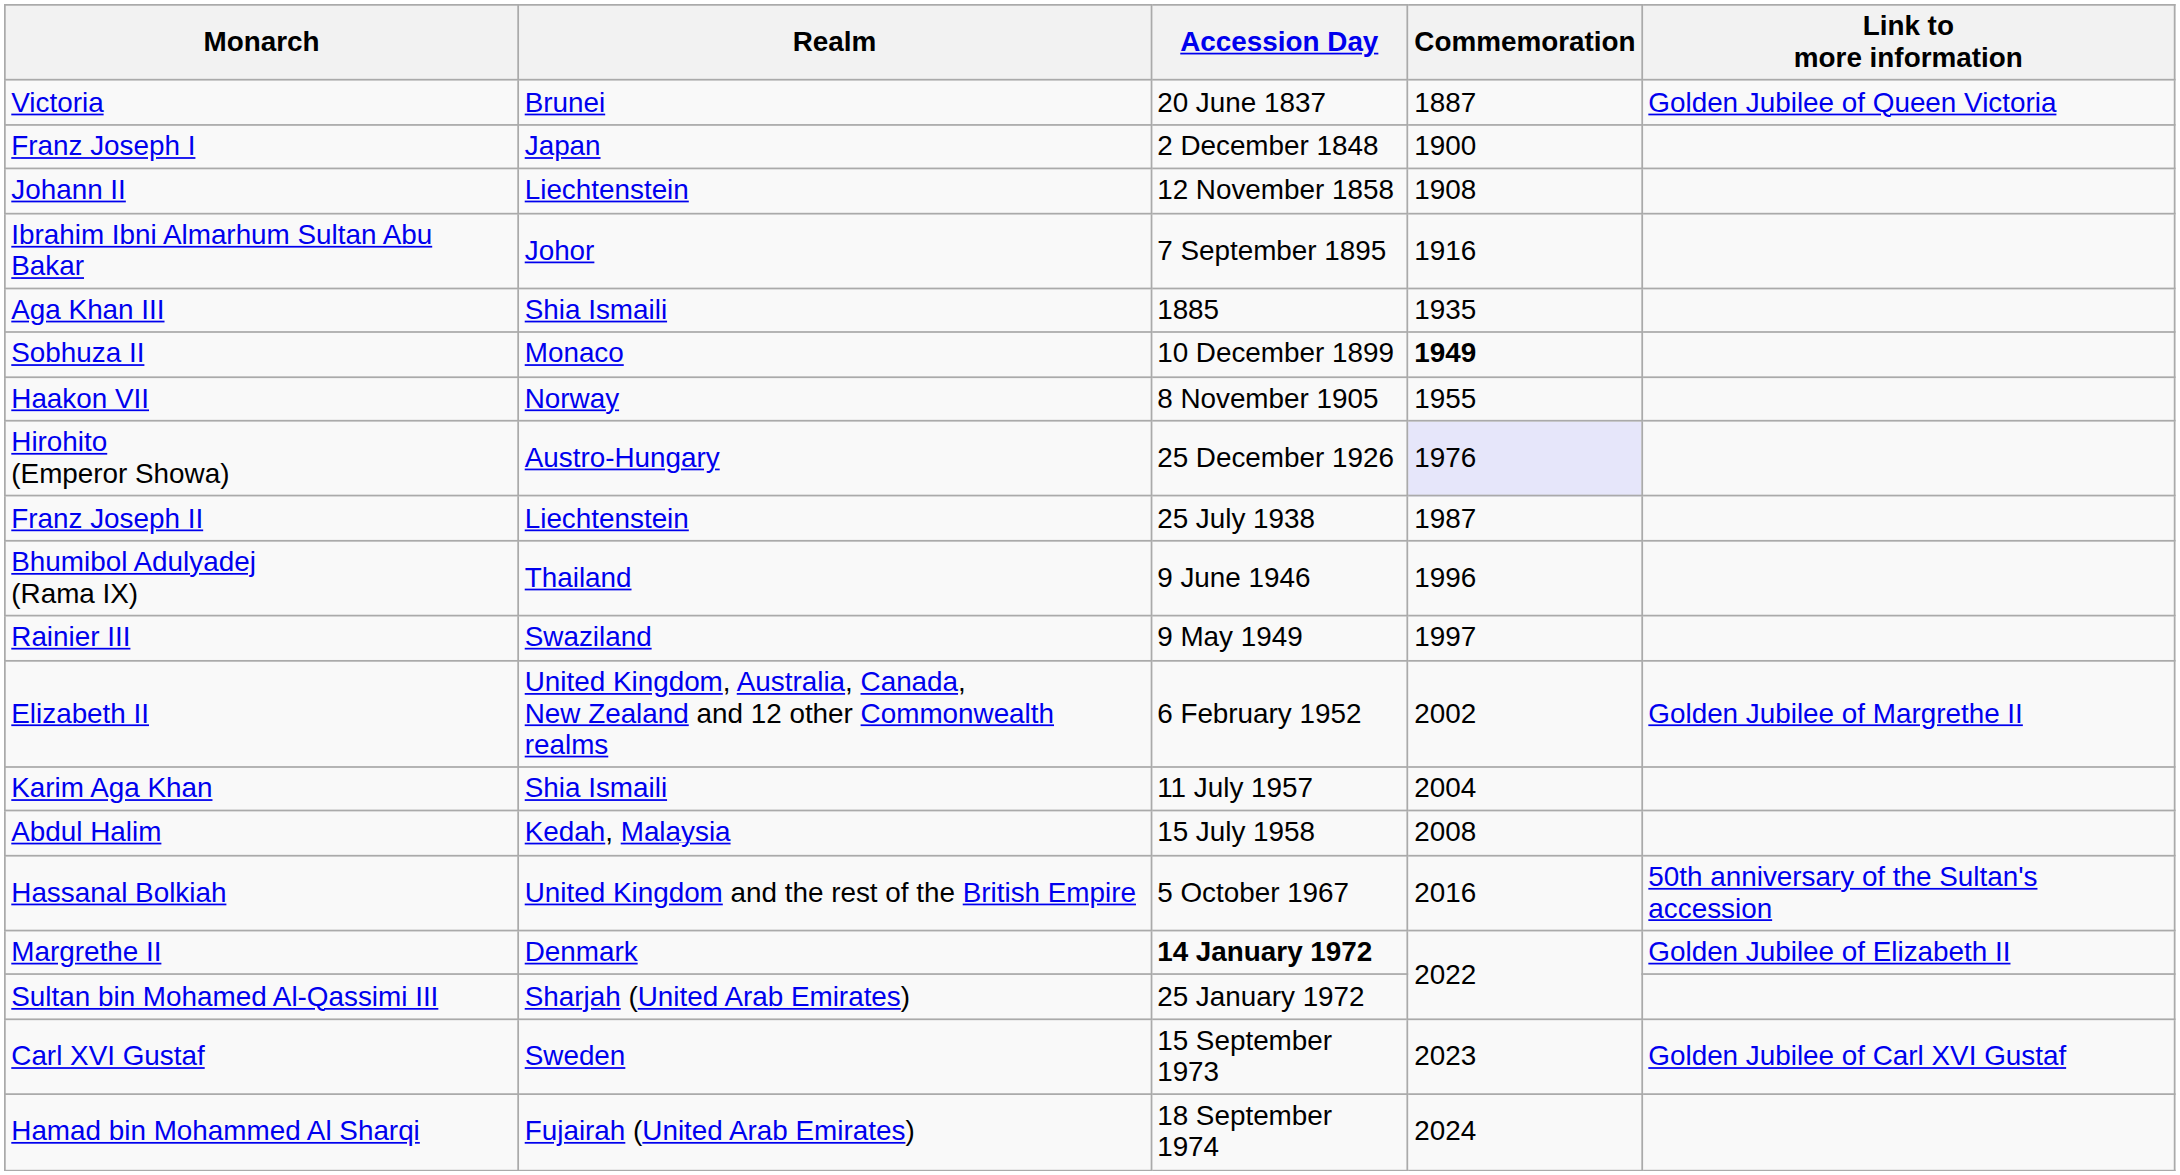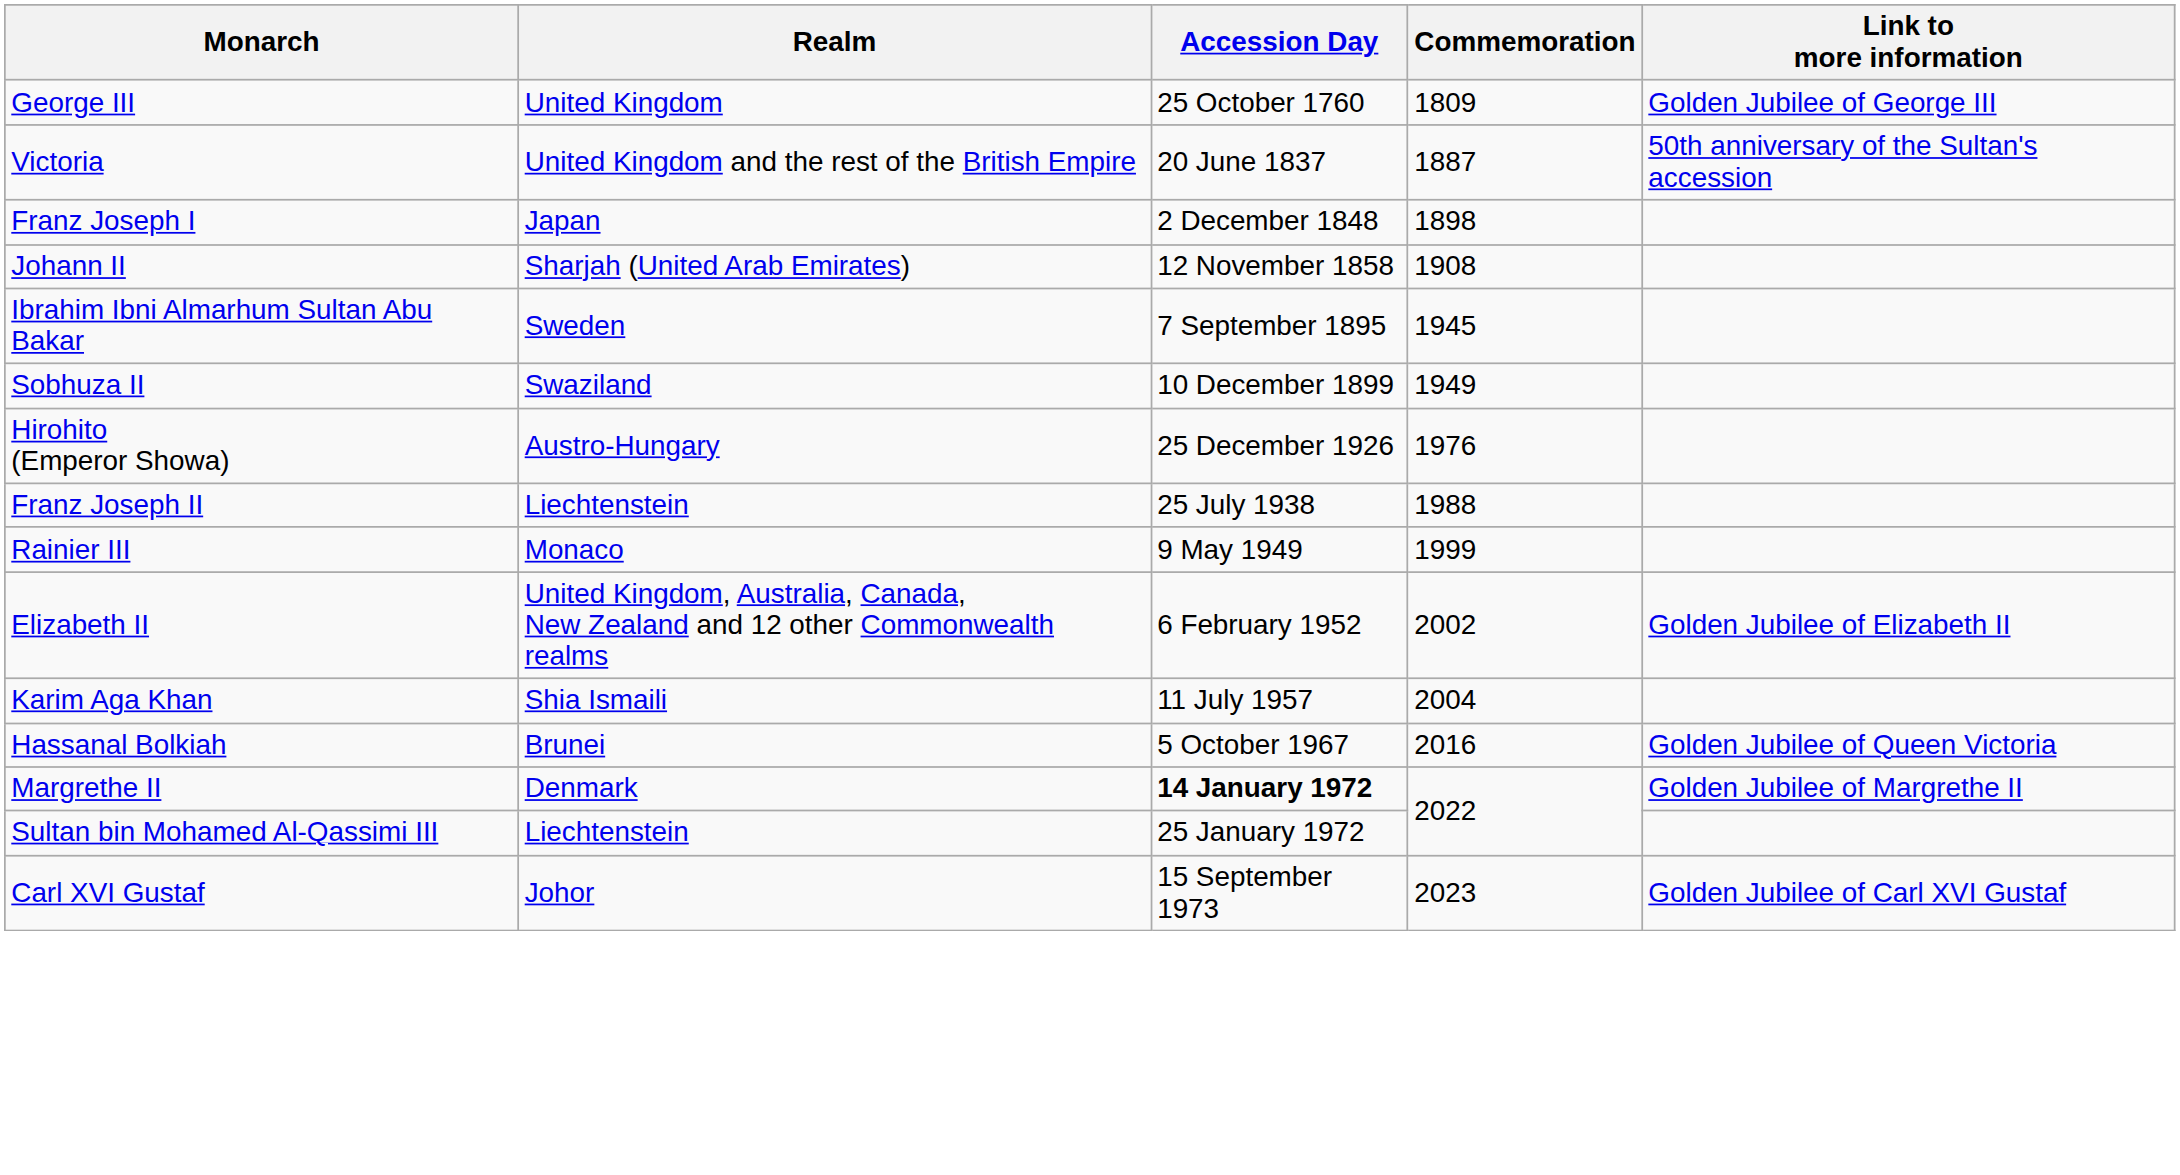+ row: (73, 102)
(565, 102) Brunei -> (830, 161) United Kingdom and the rest of the British Empire
(1852, 102) Golden Jubilee of Queen Victoria -> (1843, 161) 50th anniversary of the Sultan's accession
(1445, 146) 1900 -> (1445, 221) 1898
(607, 190) Liechtenstein -> (717, 265) Sharjah (United Arab Emirates)
(560, 250) Johor -> (575, 325) Sweden
(1445, 250) 1916 -> (1445, 325) 1945
- row: (88, 309)
(574, 354) Monaco -> (588, 385) Swaziland
(1445, 354) bold -> (1445, 385) normal
- row: (80, 398)
(1445, 458) lavender background -> (1445, 445) no background
(1445, 517) 1987 -> (1445, 505) 1988
- row: (134, 577)
(588, 637) Swaziland -> (574, 549) Monaco
(1445, 637) 1997 -> (1445, 549) 1999
(1836, 713) Golden Jubilee of Margrethe II -> (1829, 624) Golden Jubilee of Elizabeth II
- row: (86, 832)
(830, 892) United Kingdom and the rest of the British Empire -> (565, 744) Brunei
(1843, 892) 50th anniversary of the Sultan's accession -> (1852, 744) Golden Jubilee of Queen Victoria
(1829, 952) Golden Jubilee of Elizabeth II -> (1836, 788) Golden Jubilee of Margrethe II
(717, 996) Sharjah (United Arab Emirates) -> (607, 832) Liechtenstein
(575, 1056) Sweden -> (560, 892) Johor
- row: (216, 1131)
